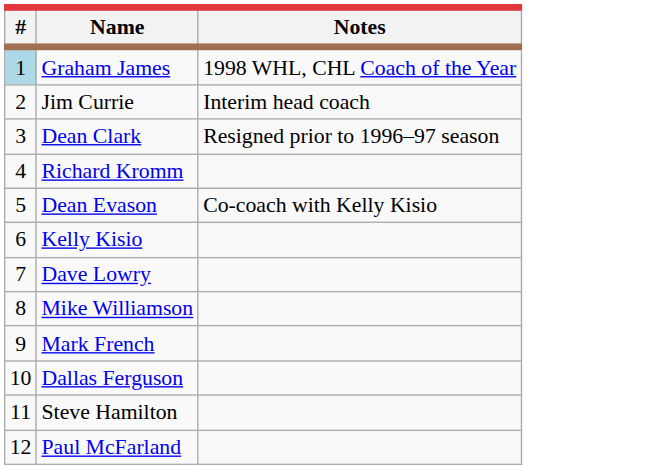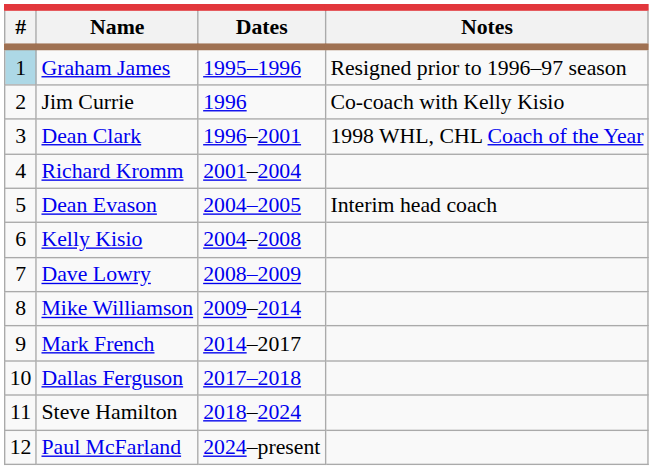+ column: (262, 27)
(360, 67) 1998 WHL, CHL Coach of the Year -> (478, 67) Resigned prior to 1996–97 season
(287, 101) Interim head coach -> (447, 101) Co-coach with Kelly Kisio
(351, 136) Resigned prior to 1996–97 season -> (487, 136) 1998 WHL, CHL Coach of the Year
(320, 205) Co-coach with Kelly Kisio -> (414, 205) Interim head coach
